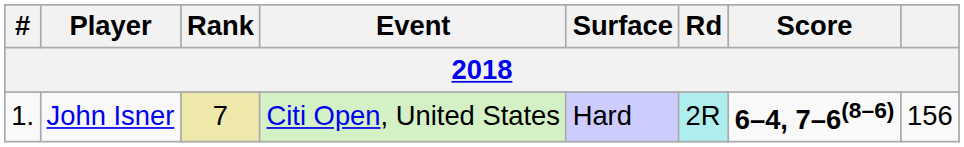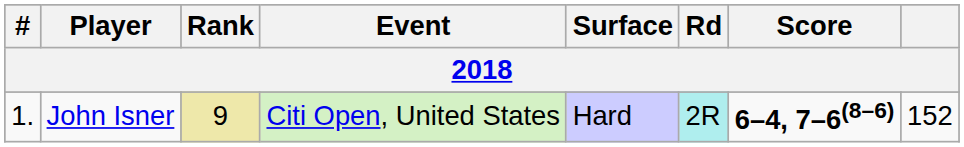(220, 116) 7 -> (220, 116) 9
(930, 116) 156 -> (930, 116) 152
